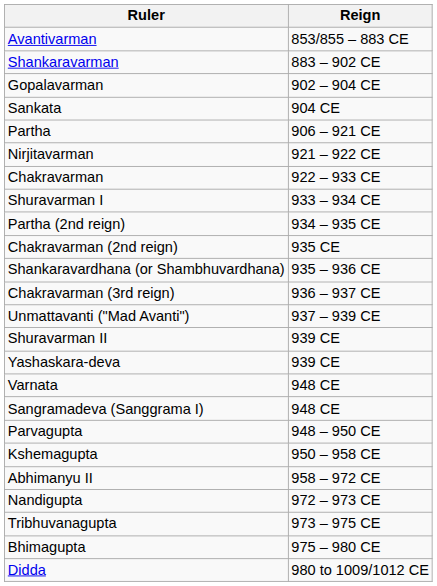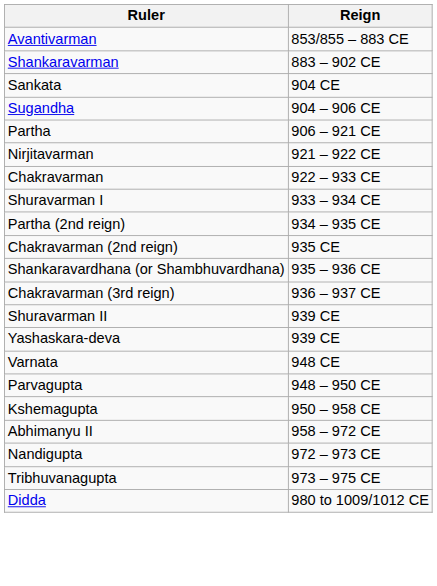- row: (56, 85)
+ row: (41, 108)
- row: (99, 316)
- row: (106, 408)
- row: (47, 547)
